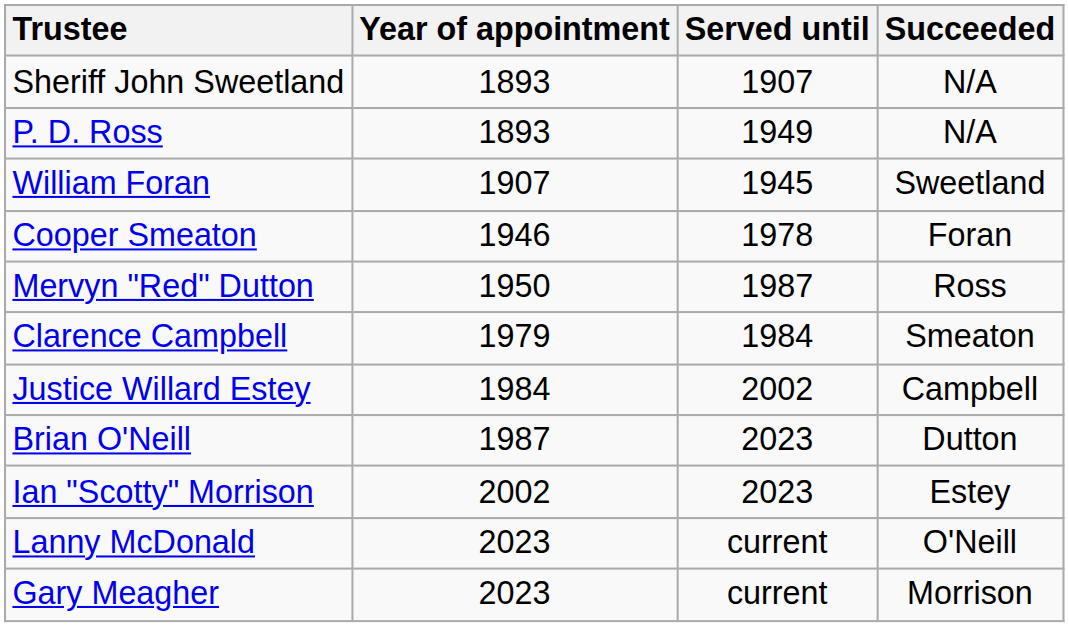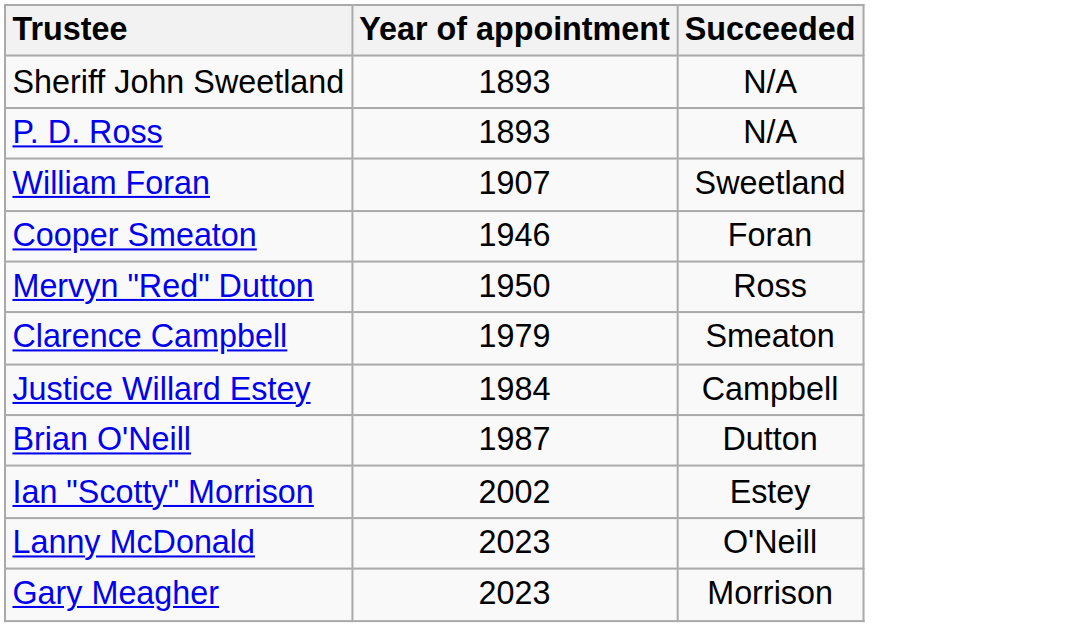- column: (777, 30)
